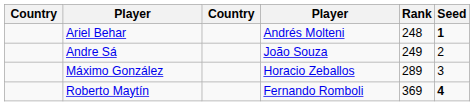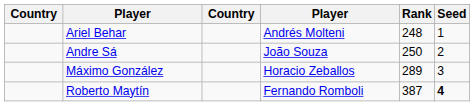(441, 33) bold -> (441, 33) normal
(412, 52) 249 -> (412, 52) 250
(412, 91) 369 -> (412, 91) 387
